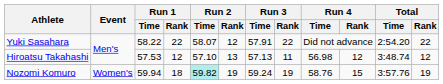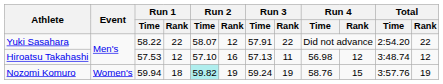(232, 57) 13 -> (232, 57) 16
